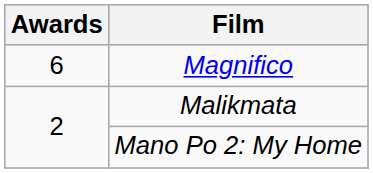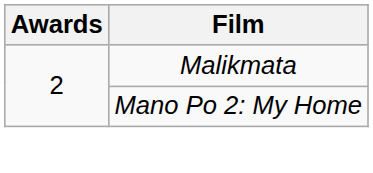- row: (238, 65)
